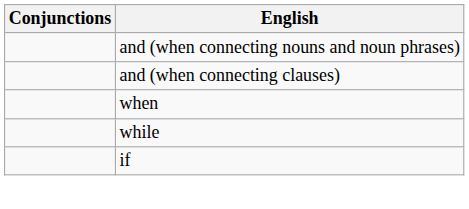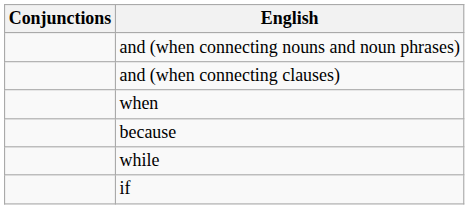+ row: (148, 132)
